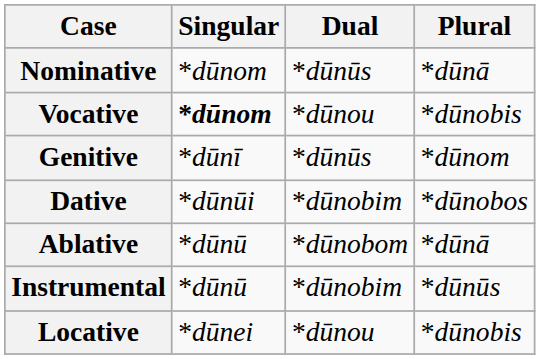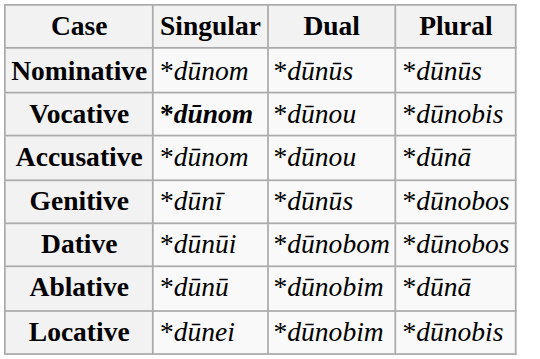(455, 69) *dūnā -> (442, 69) *dūnūs
+ row: (79, 157)
(465, 157) *dūnom -> (456, 200) *dūnobos
(347, 200) *dūnobim -> (332, 244) *dūnobom
(350, 244) *dūnobom -> (329, 288) *dūnobim
- row: (88, 288)
(333, 331) *dūnou -> (329, 331) *dūnobim
